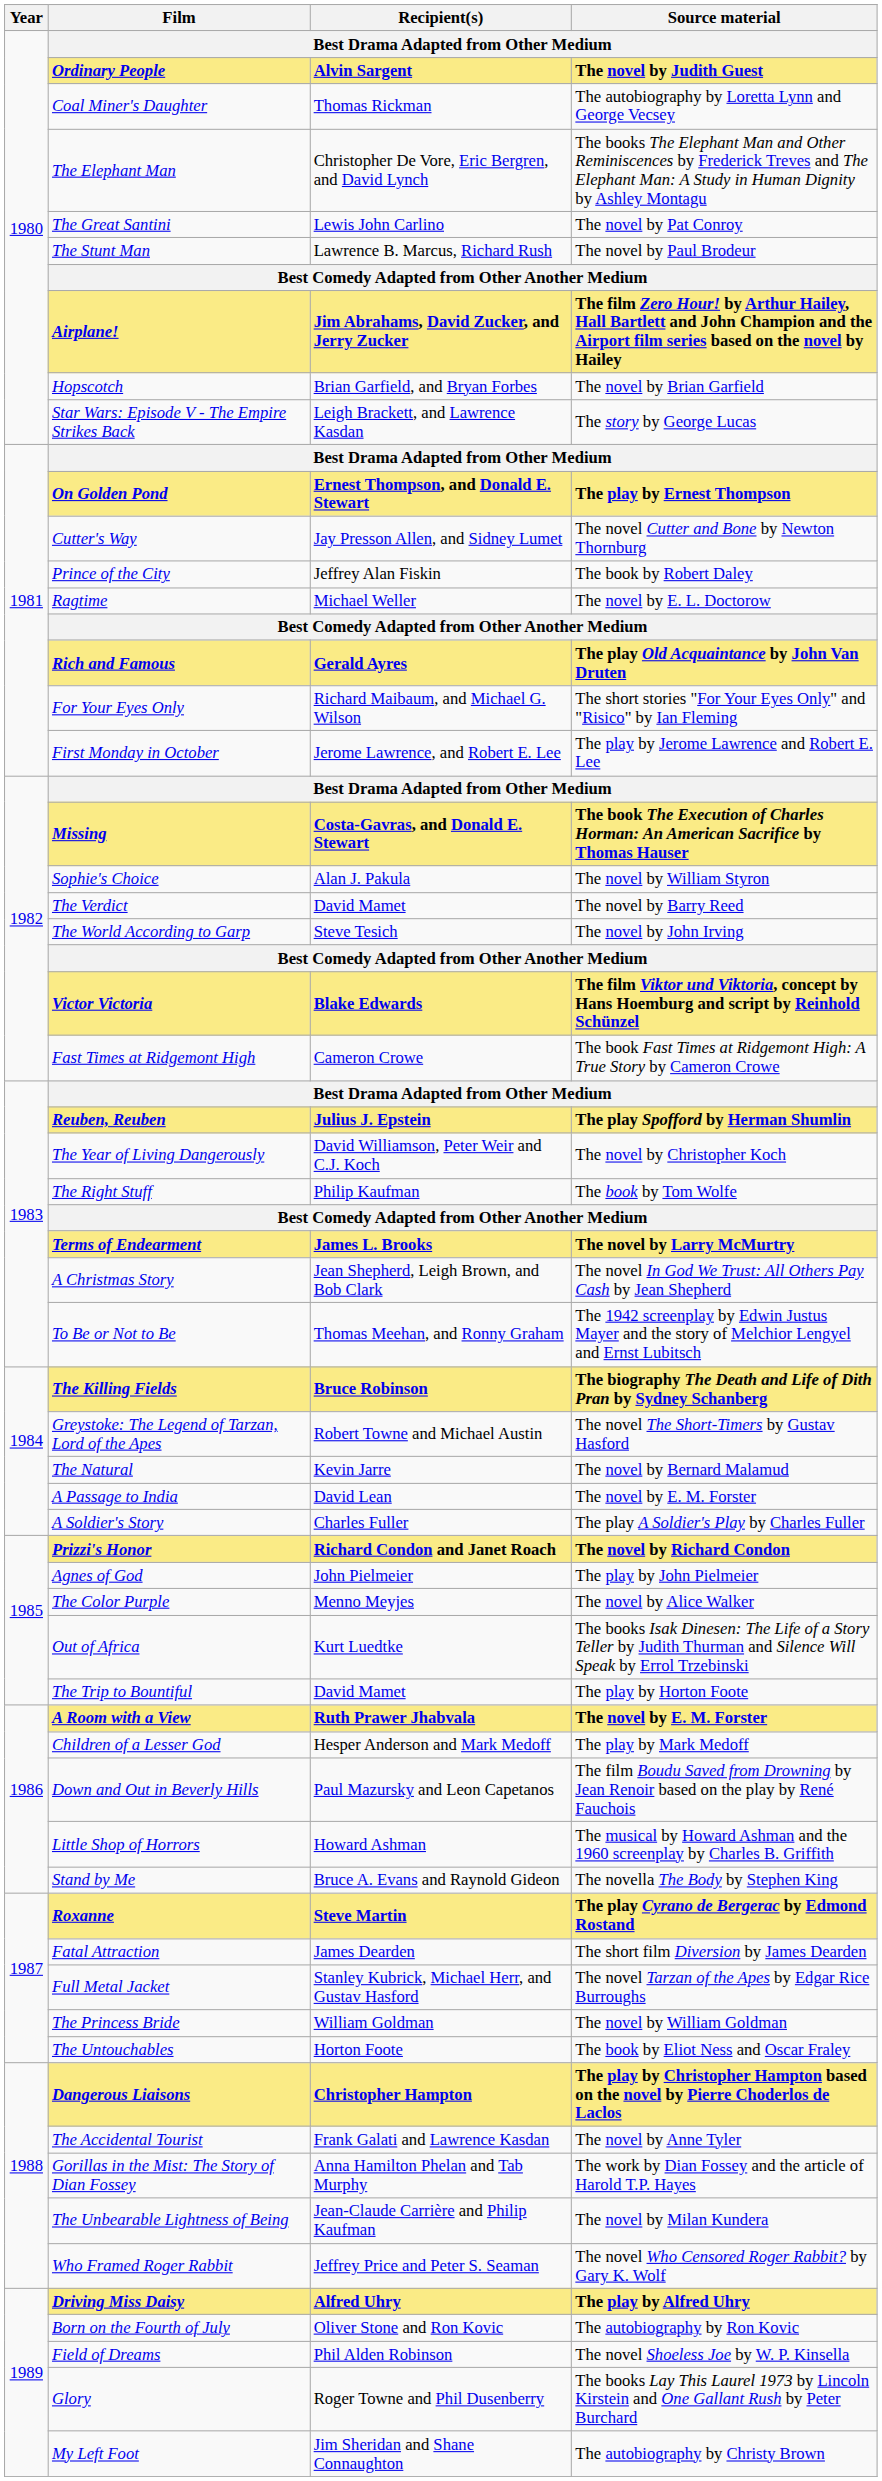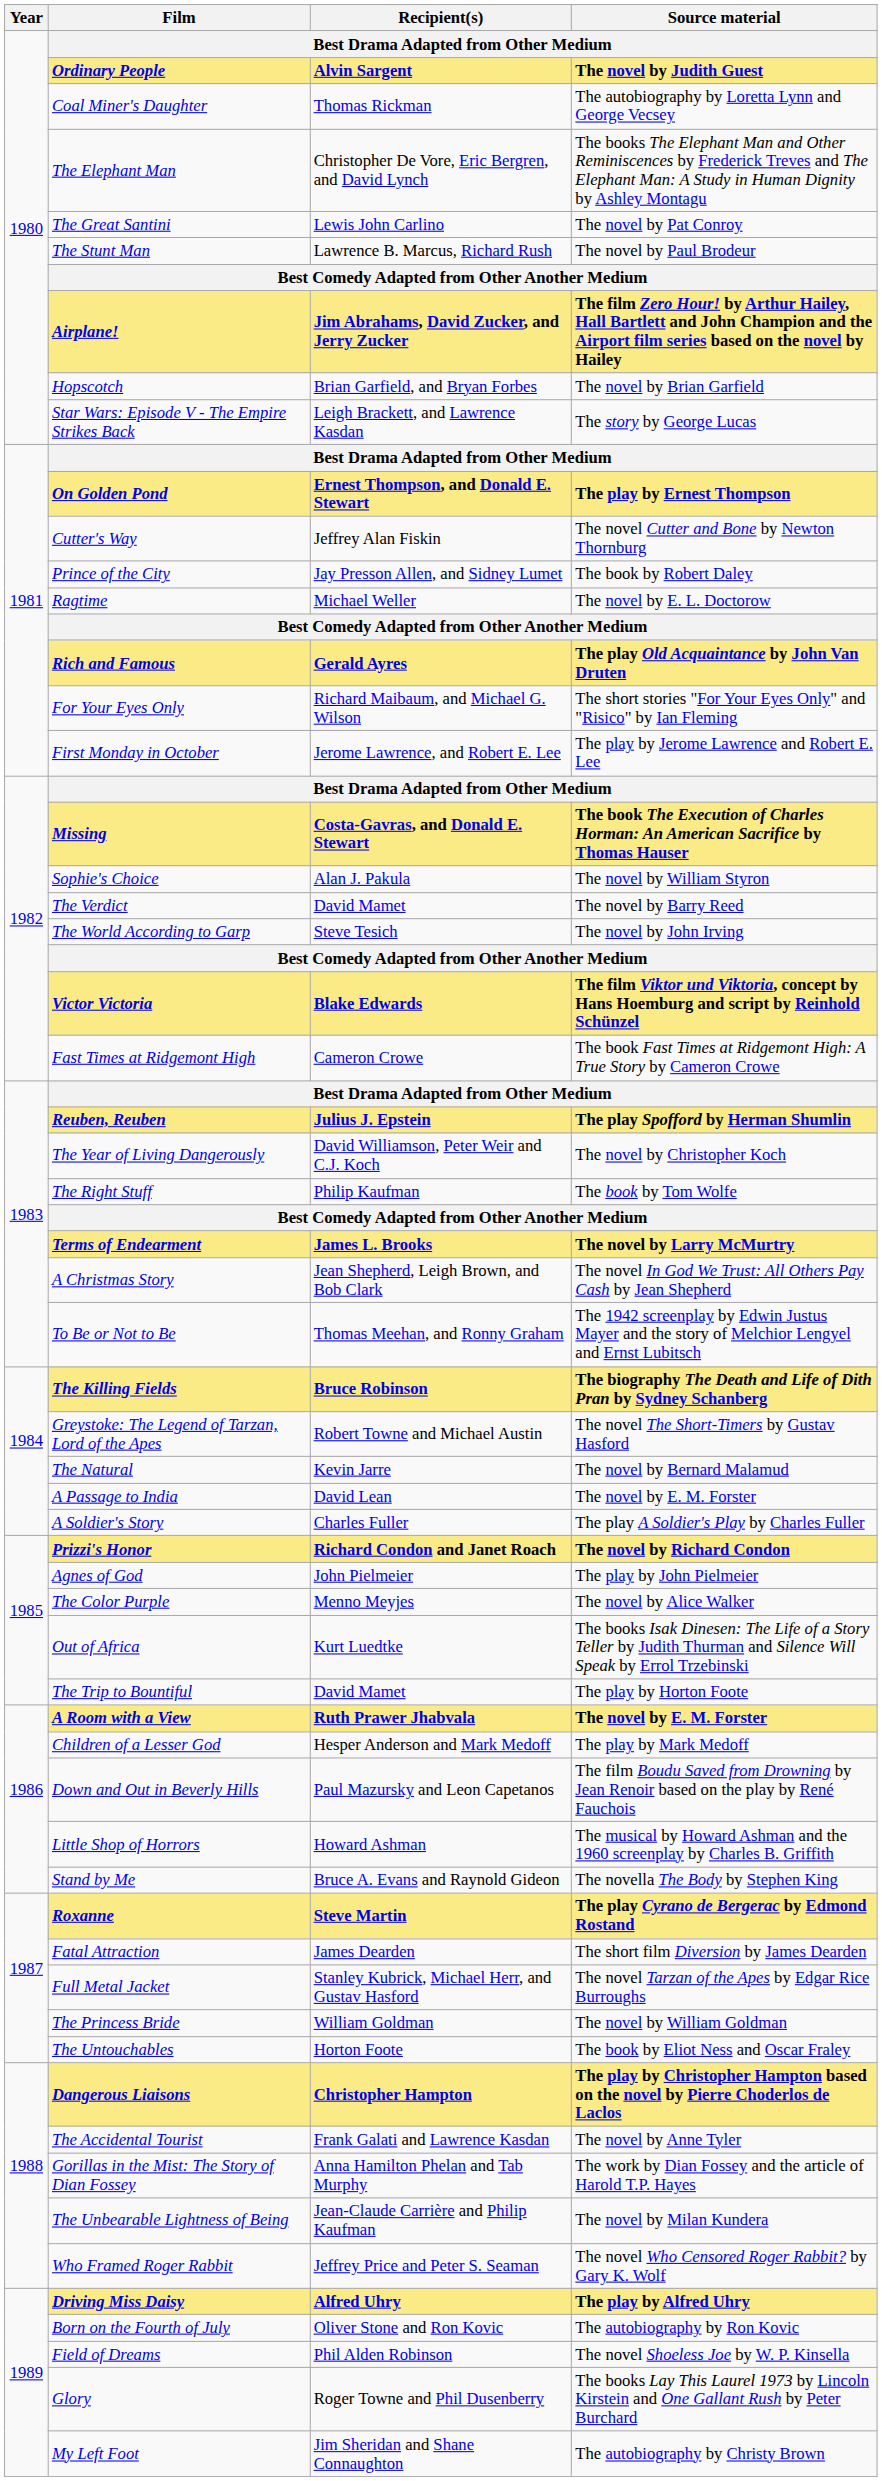(438, 538) Jay Presson Allen, and Sidney Lumet -> (377, 538) Jeffrey Alan Fiskin
(377, 574) Jeffrey Alan Fiskin -> (438, 574) Jay Presson Allen, and Sidney Lumet
